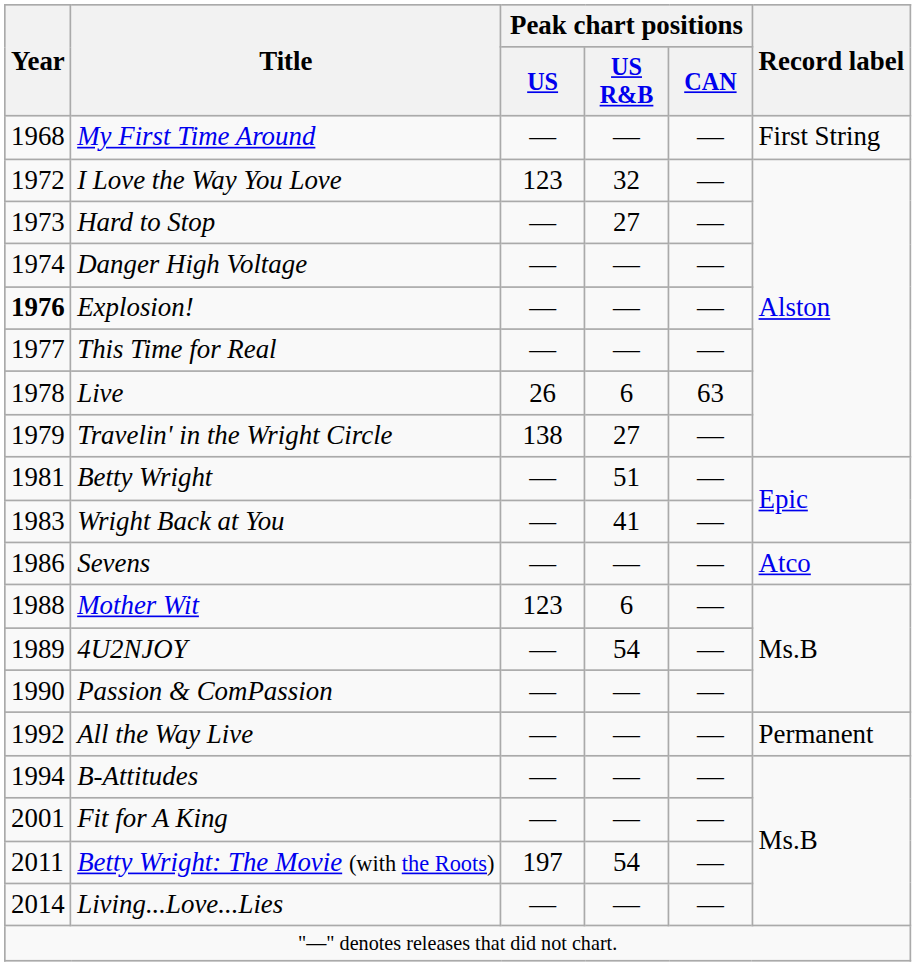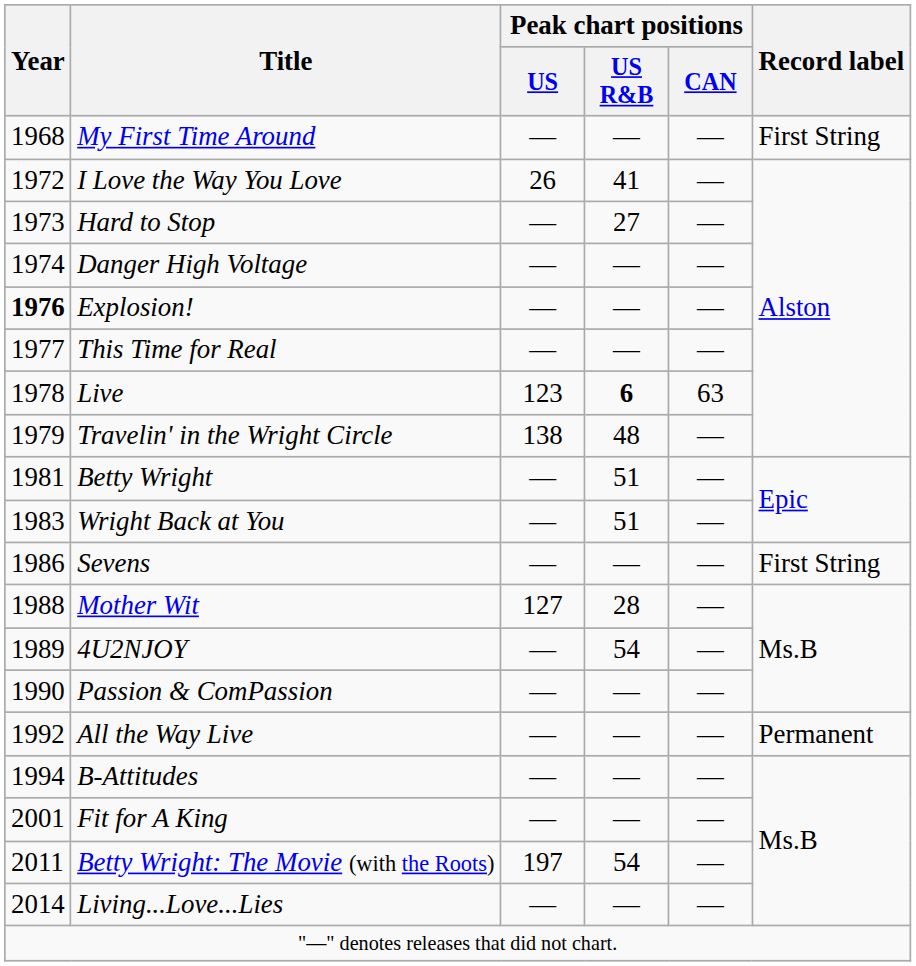(543, 179) 123 -> (543, 179) 26
(627, 179) 32 -> (627, 179) 41
(543, 392) 26 -> (543, 392) 123
(627, 392) normal -> (627, 392) bold
(627, 435) 27 -> (627, 435) 48
(627, 520) 41 -> (627, 520) 51
(785, 563) Atco -> (819, 563) First String
(543, 605) 123 -> (543, 605) 127
(627, 605) 6 -> (627, 605) 28
